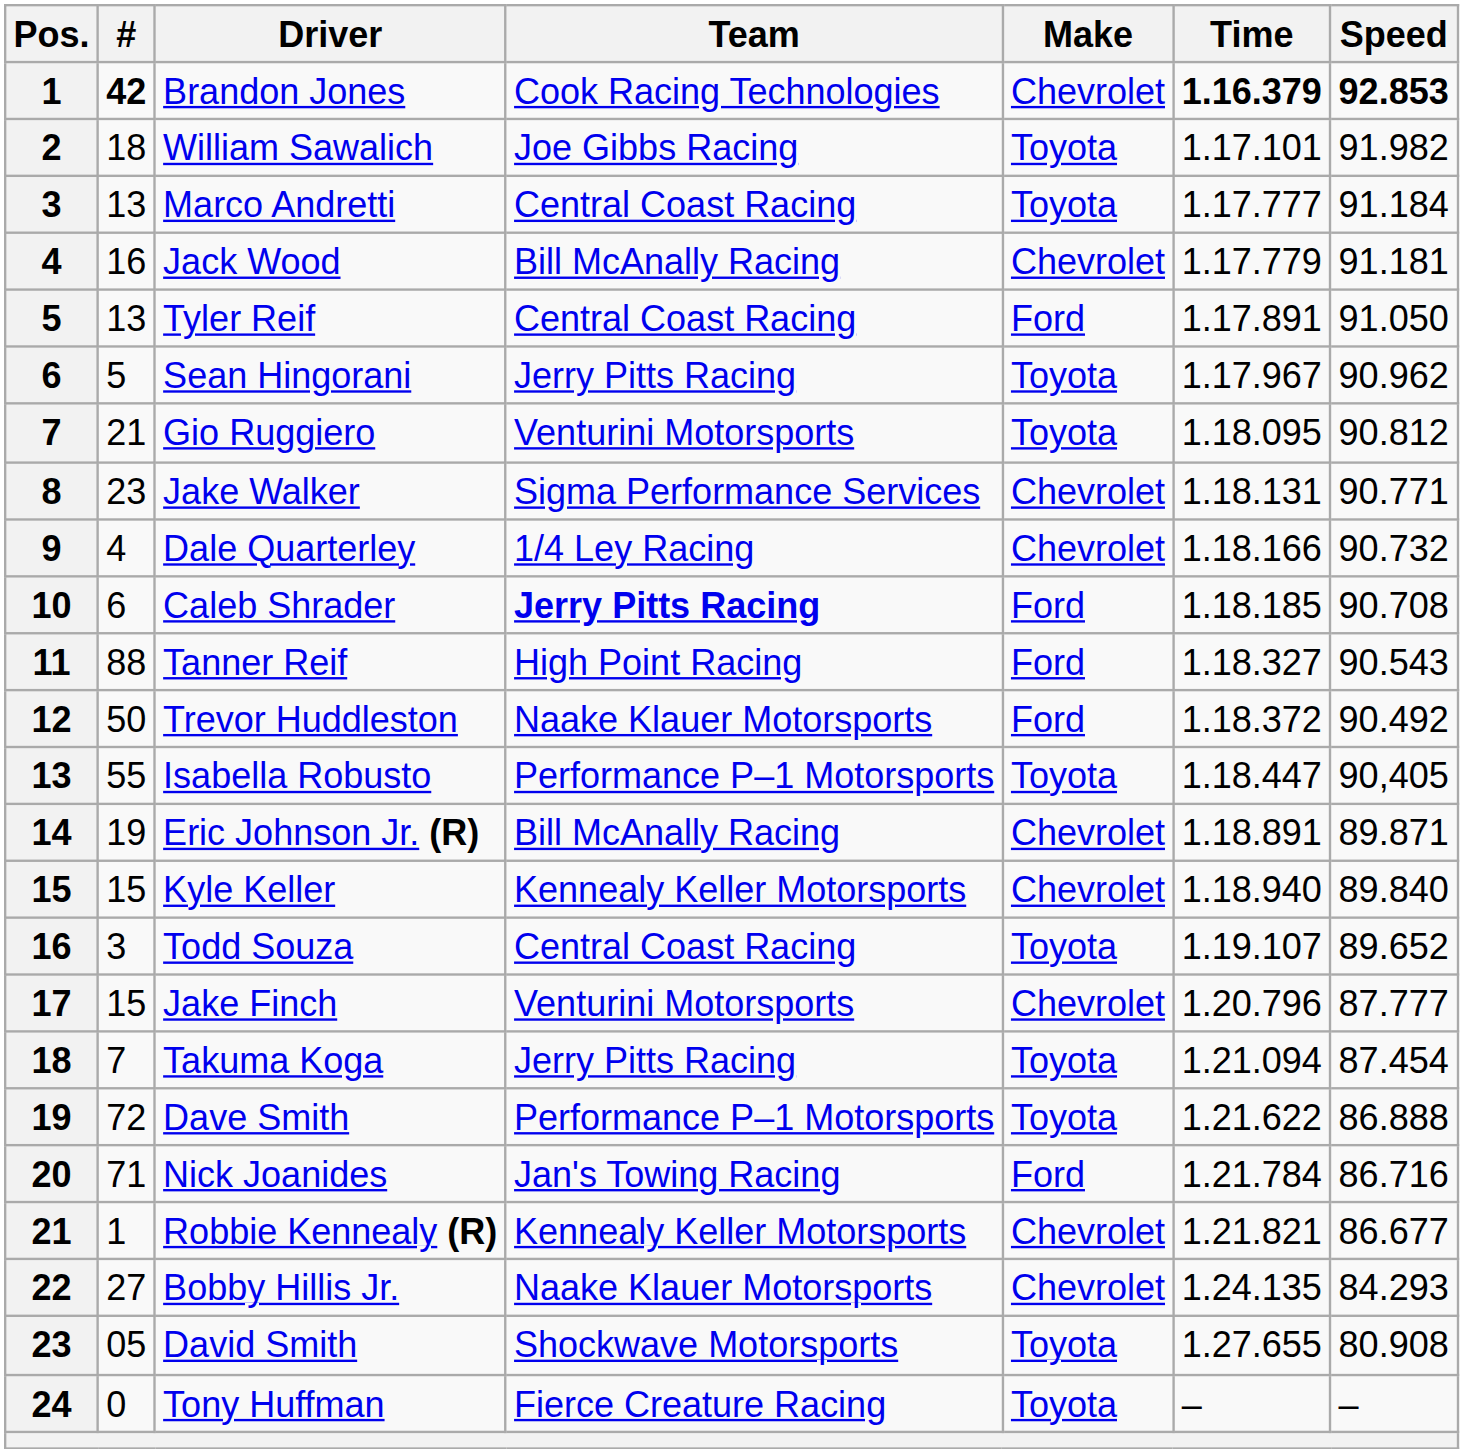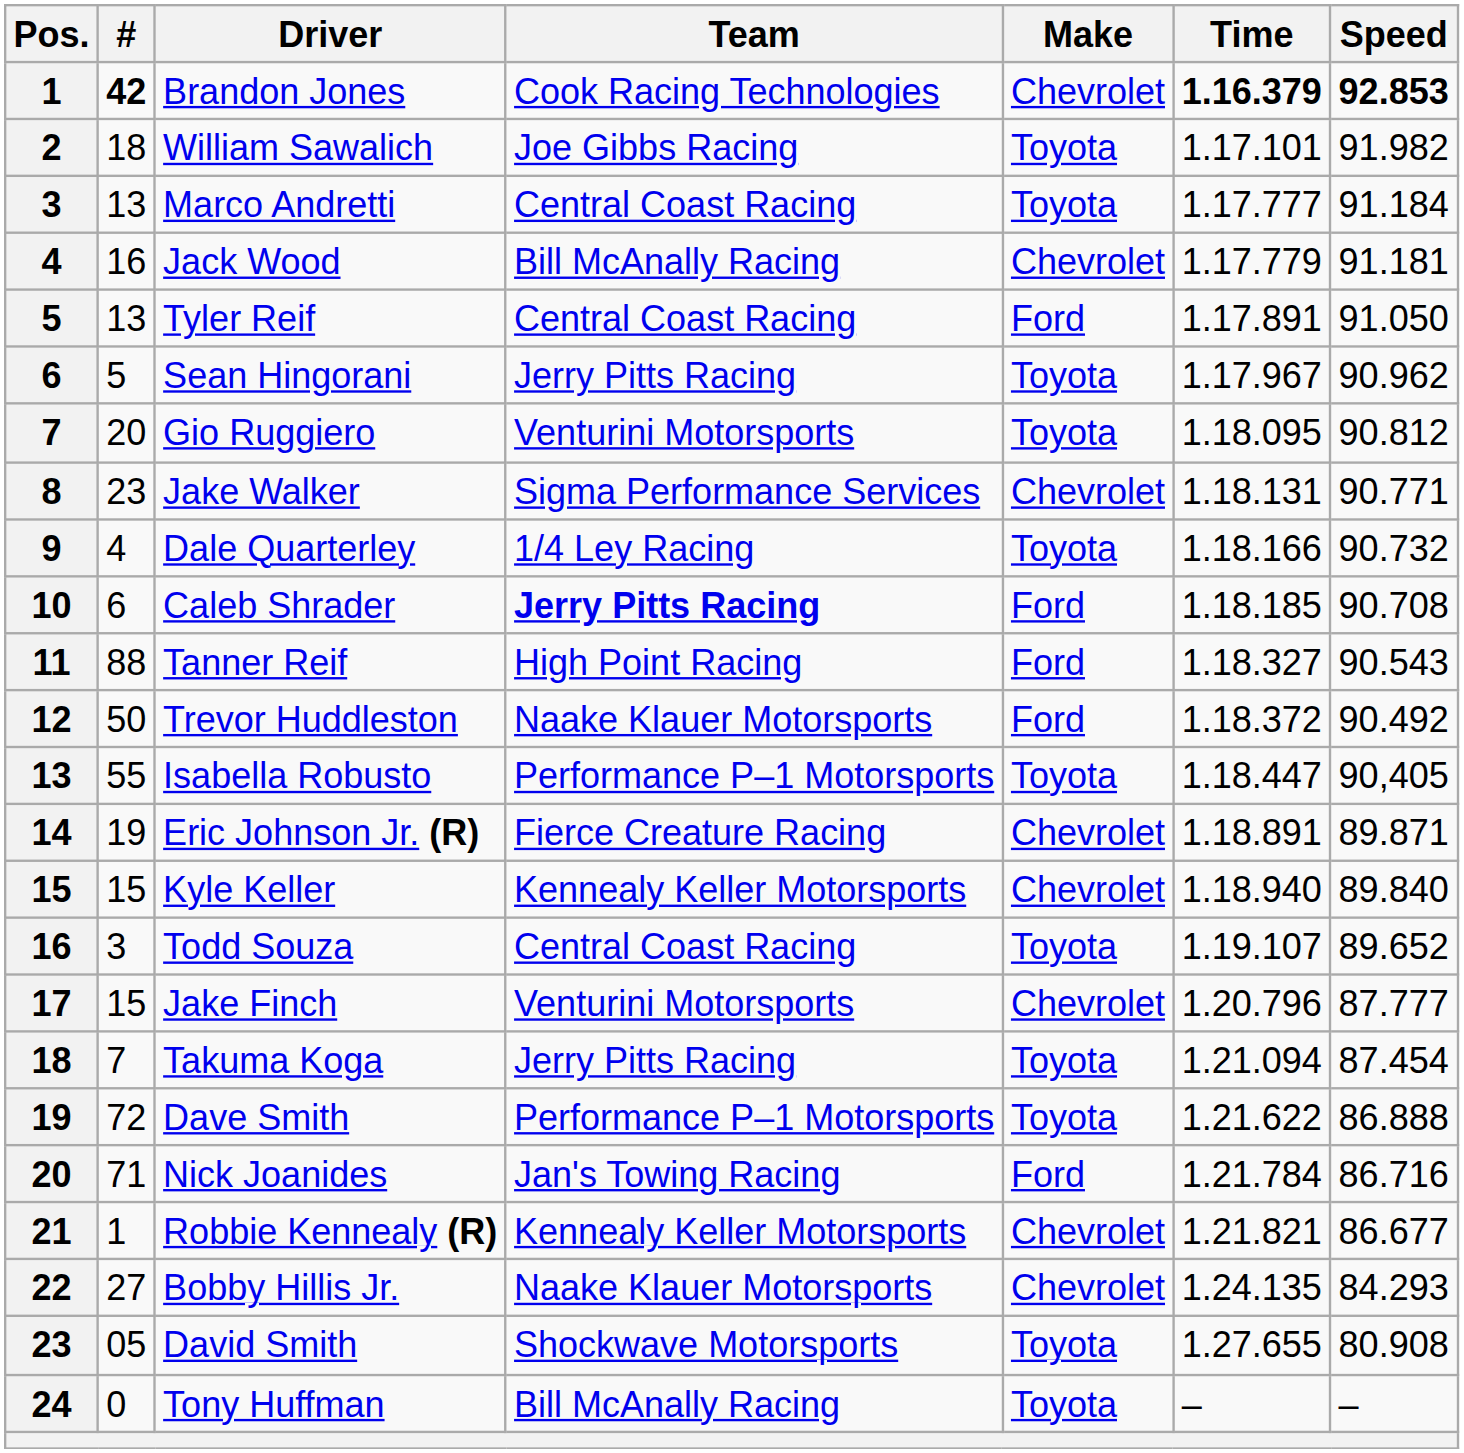(126, 433) 21 -> (126, 433) 20
(1088, 547) Chevrolet -> (1064, 547) Toyota
(677, 832) Bill McAnally Racing -> (700, 832) Fierce Creature Racing
(700, 1403) Fierce Creature Racing -> (677, 1403) Bill McAnally Racing
